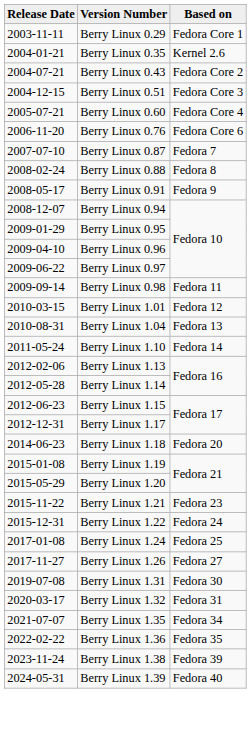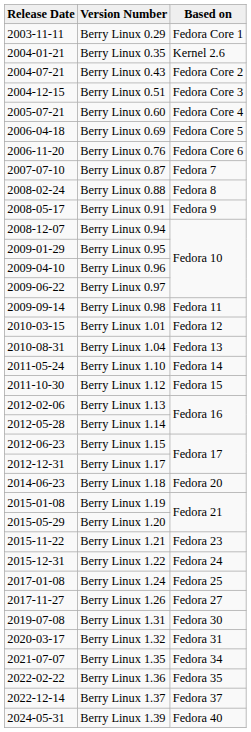+ row: (123, 131)
+ row: (123, 385)
+ row: (123, 698)
- row: (123, 659)
